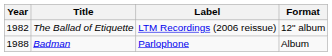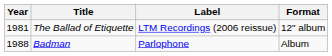(18, 28) 1982 -> (18, 28) 1981
